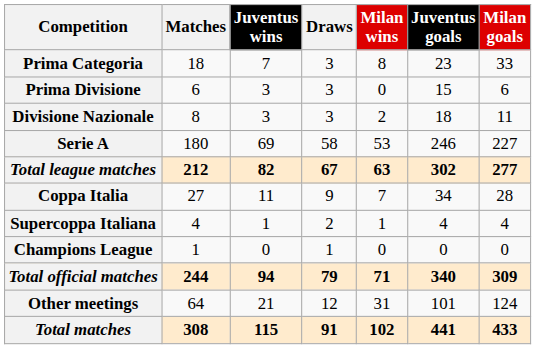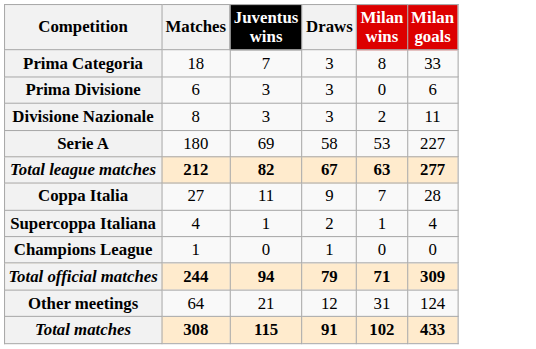- column: (443, 27)
